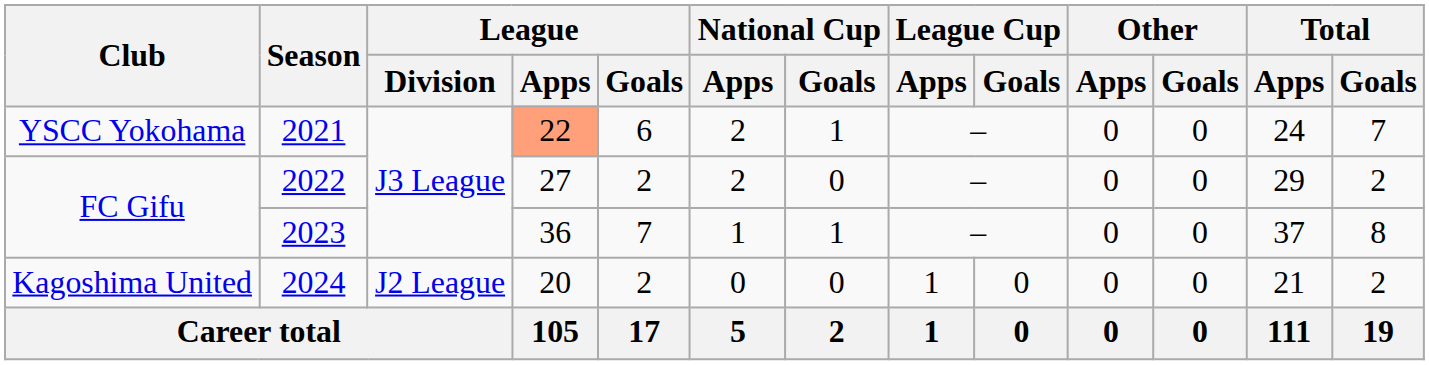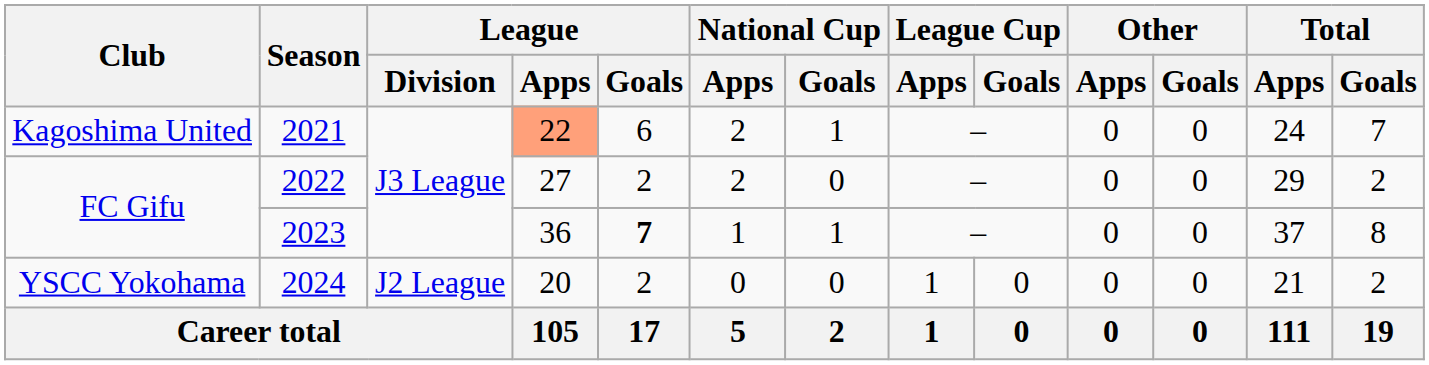(132, 130) YSCC Yokohama -> (132, 130) Kagoshima United
(644, 231) normal -> (644, 231) bold
(132, 282) Kagoshima United -> (132, 282) YSCC Yokohama
